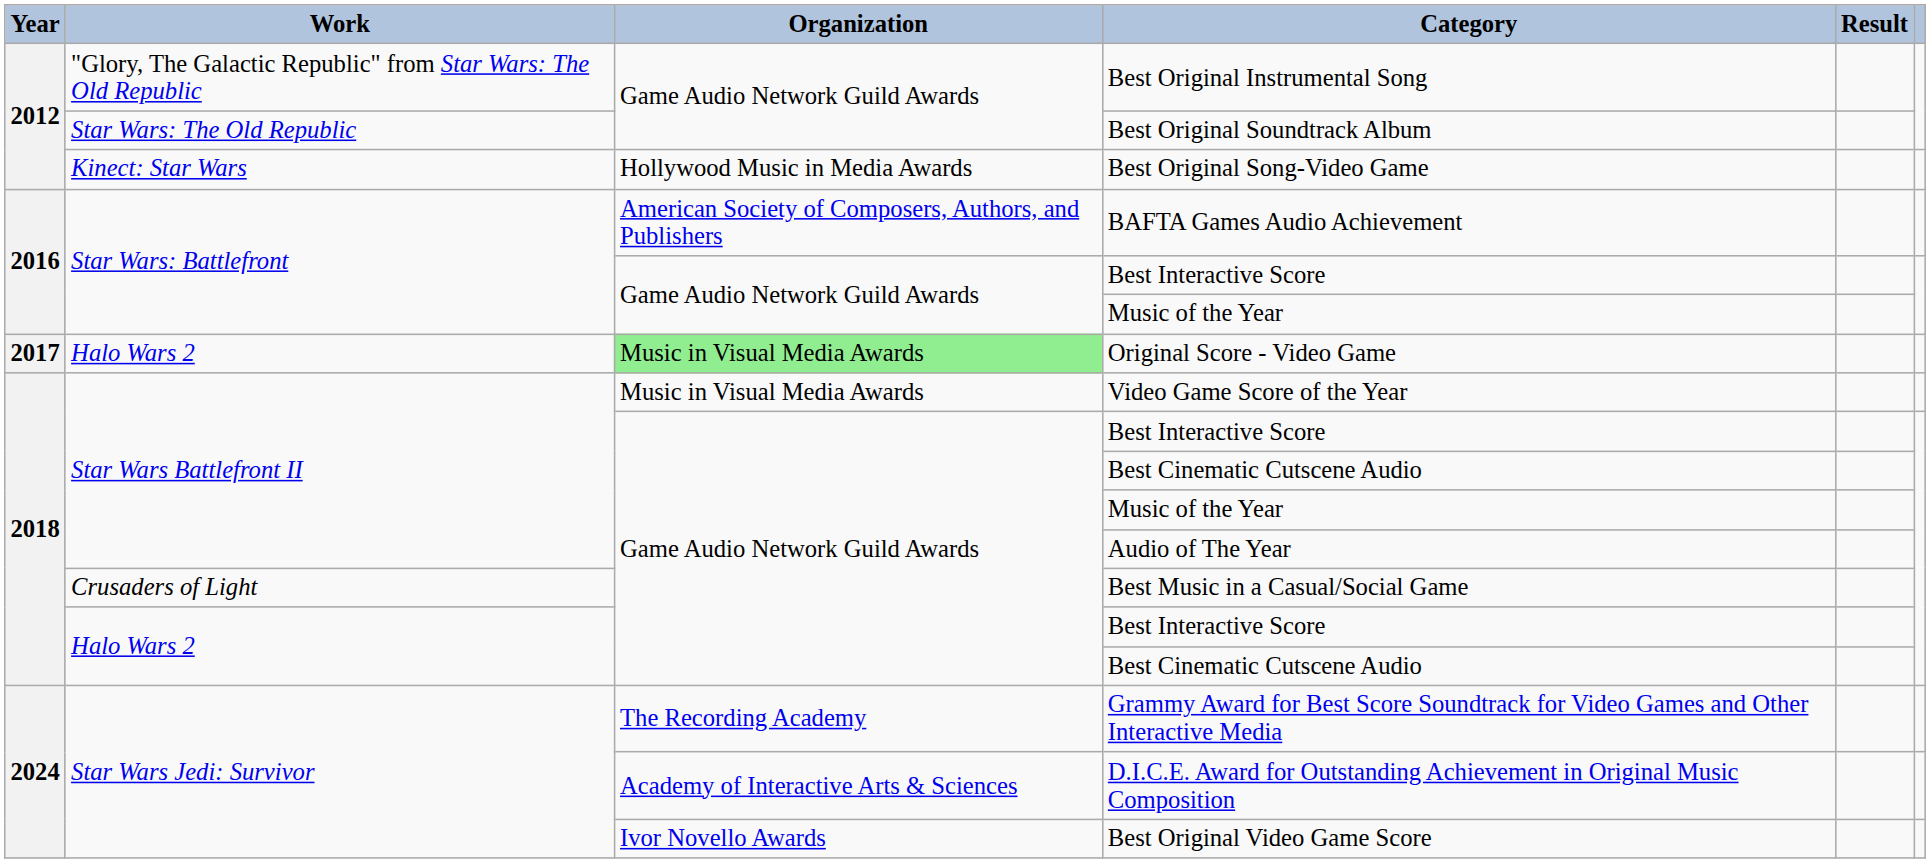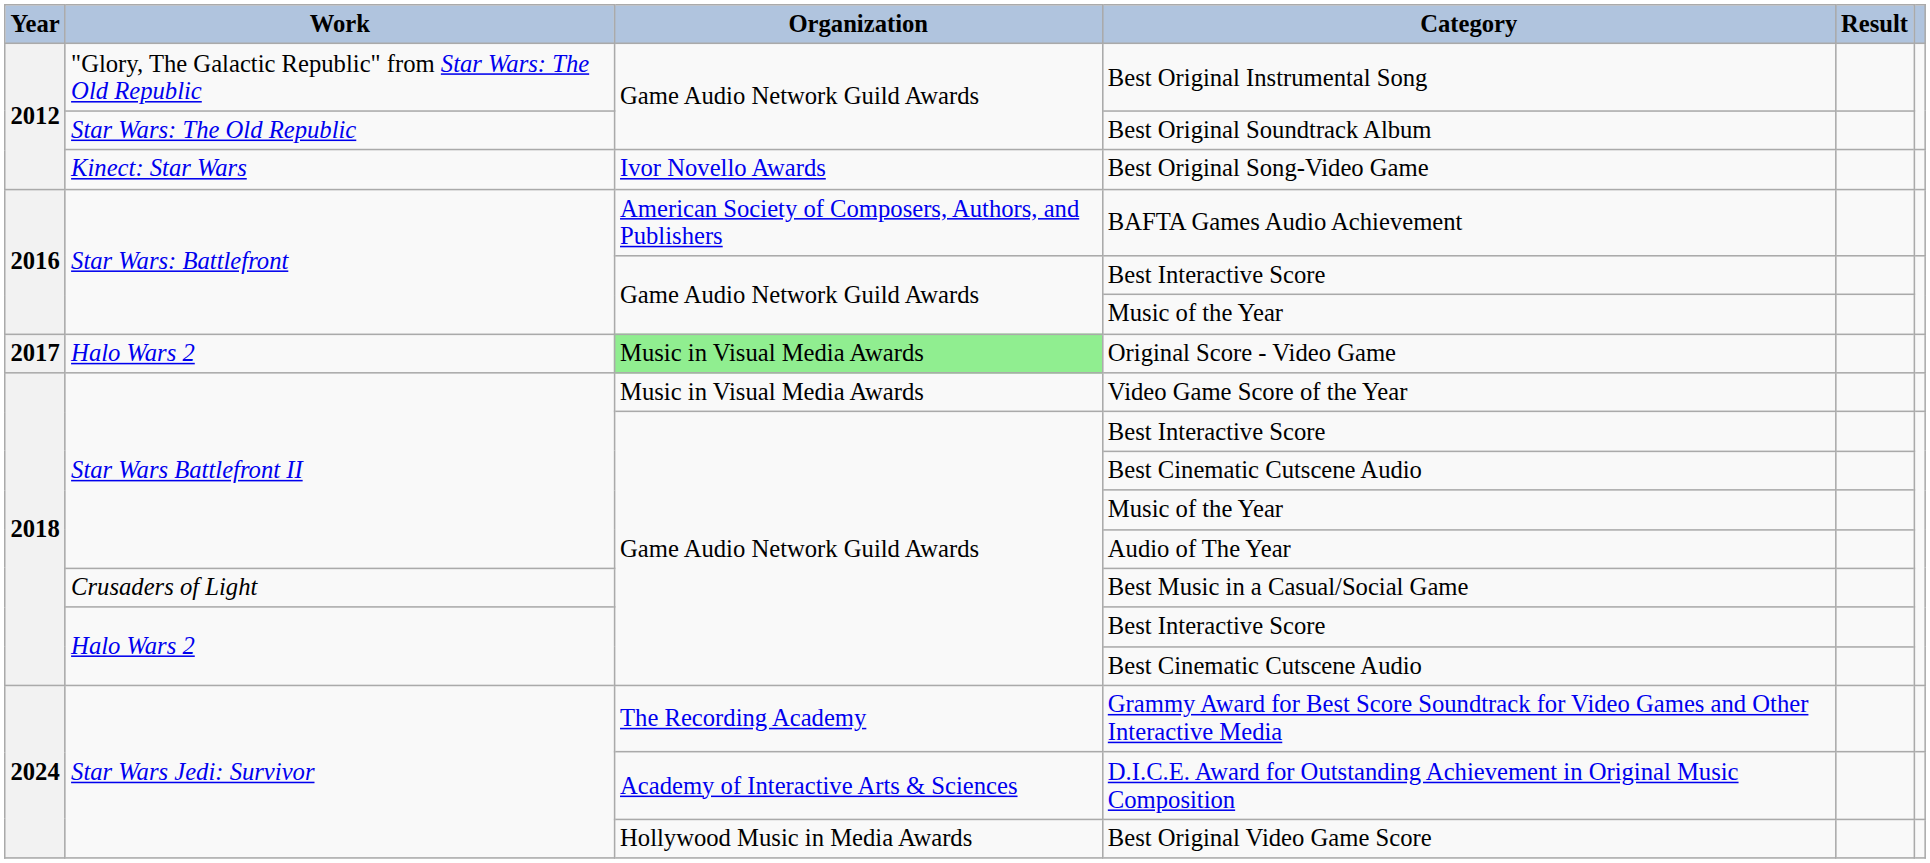(796, 168) Hollywood Music in Media Awards -> (723, 168) Ivor Novello Awards
(723, 838) Ivor Novello Awards -> (796, 838) Hollywood Music in Media Awards
